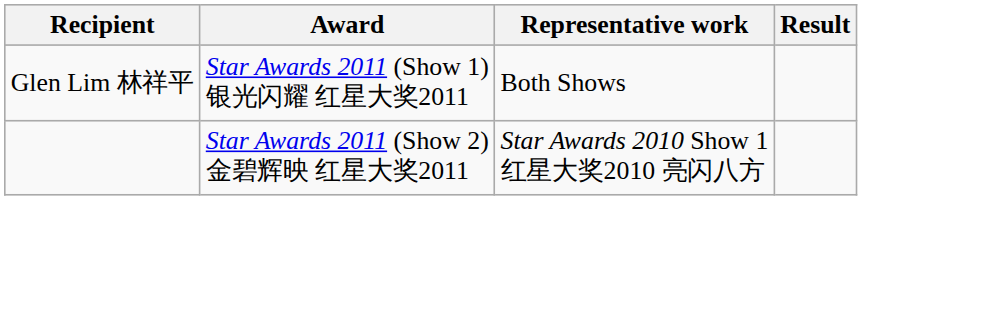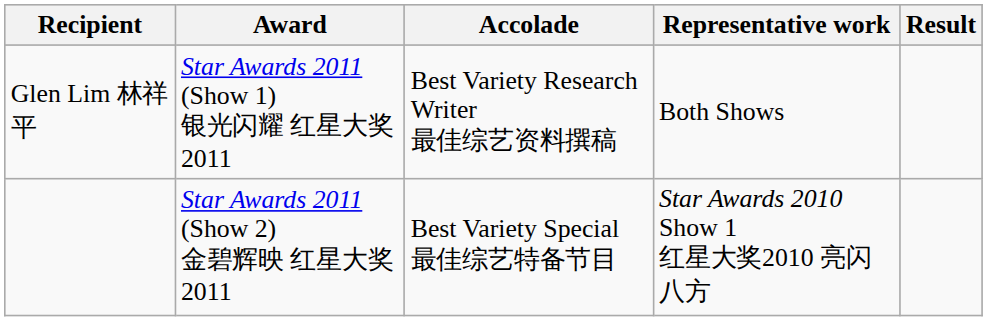+ column: (529, 24)
